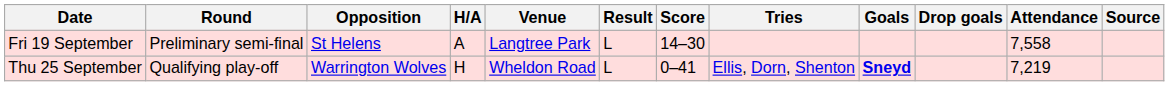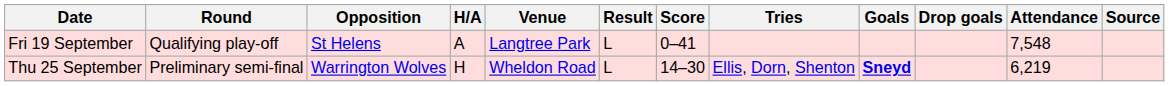(226, 43) Preliminary semi-final -> (214, 43) Qualifying play-off
(683, 43) 14–30 -> (678, 43) 0–41
(1030, 43) 7,558 -> (1030, 43) 7,548
(214, 69) Qualifying play-off -> (226, 69) Preliminary semi-final
(678, 69) 0–41 -> (683, 69) 14–30
(1030, 69) 7,219 -> (1030, 69) 6,219
